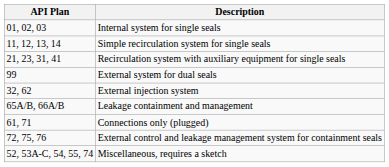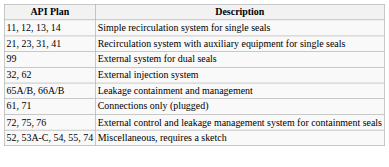- row: (159, 28)
